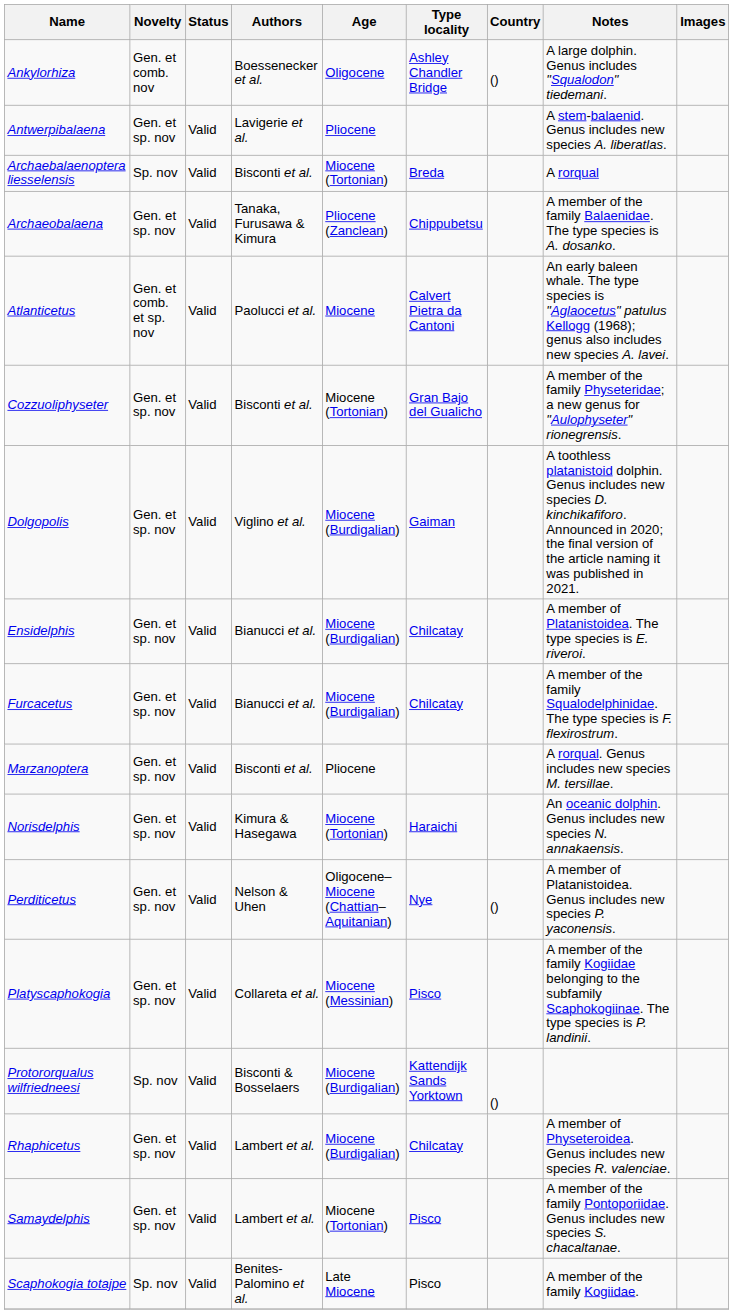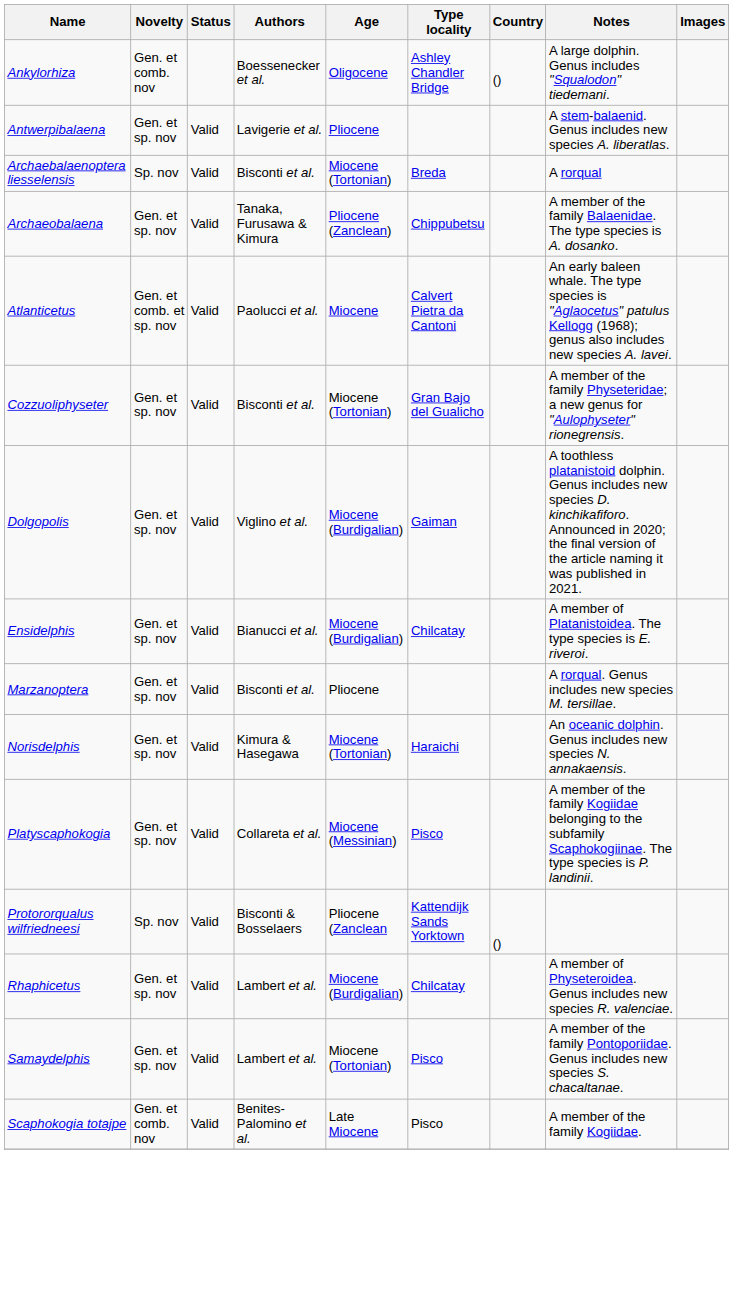- row: (40, 704)
- row: (42, 899)
(362, 1081) Miocene (Burdigalian) -> (358, 921) Pliocene (Zanclean
(155, 1283) Sp. nov -> (156, 1124) Gen. et comb. nov
